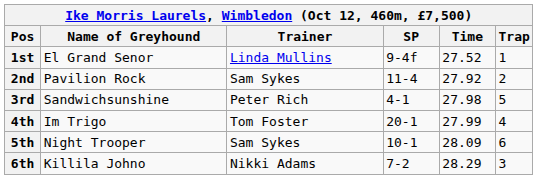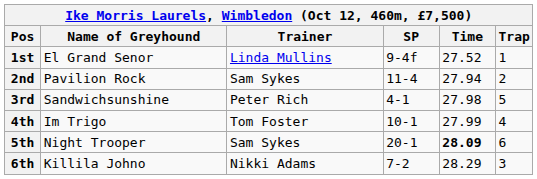(462, 79) 27.92 -> (462, 79) 27.94
(402, 121) 20-1 -> (402, 121) 10-1
(402, 142) 10-1 -> (402, 142) 20-1
(462, 142) normal -> (462, 142) bold
